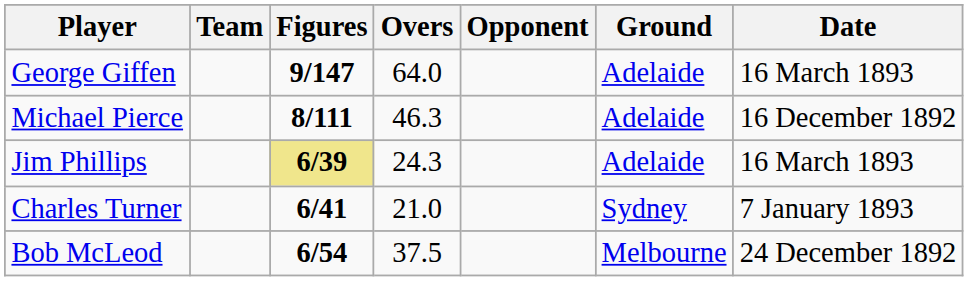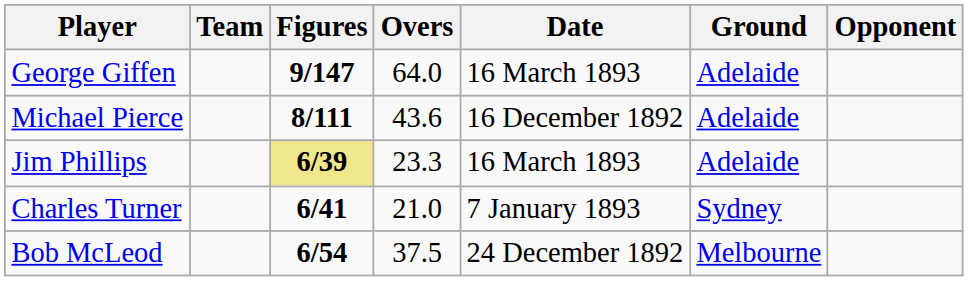columns swapped: (528, 27) <-> (848, 27)
(417, 117) 46.3 -> (417, 117) 43.6
(417, 162) 24.3 -> (417, 162) 23.3
